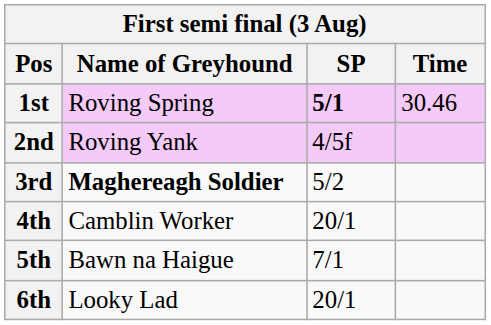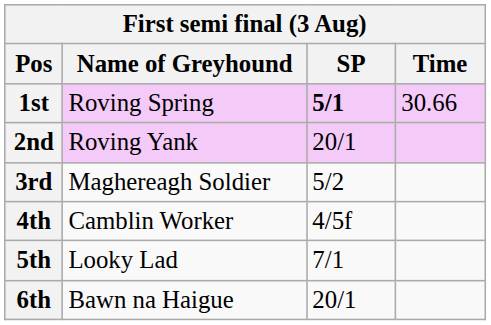(429, 102) 30.46 -> (429, 102) 30.66
(332, 142) 4/5f -> (334, 142) 20/1
(176, 181) bold -> (169, 181) normal
(334, 220) 20/1 -> (332, 220) 4/5f
(151, 260) Bawn na Haigue -> (123, 260) Looky Lad
(123, 299) Looky Lad -> (151, 299) Bawn na Haigue
